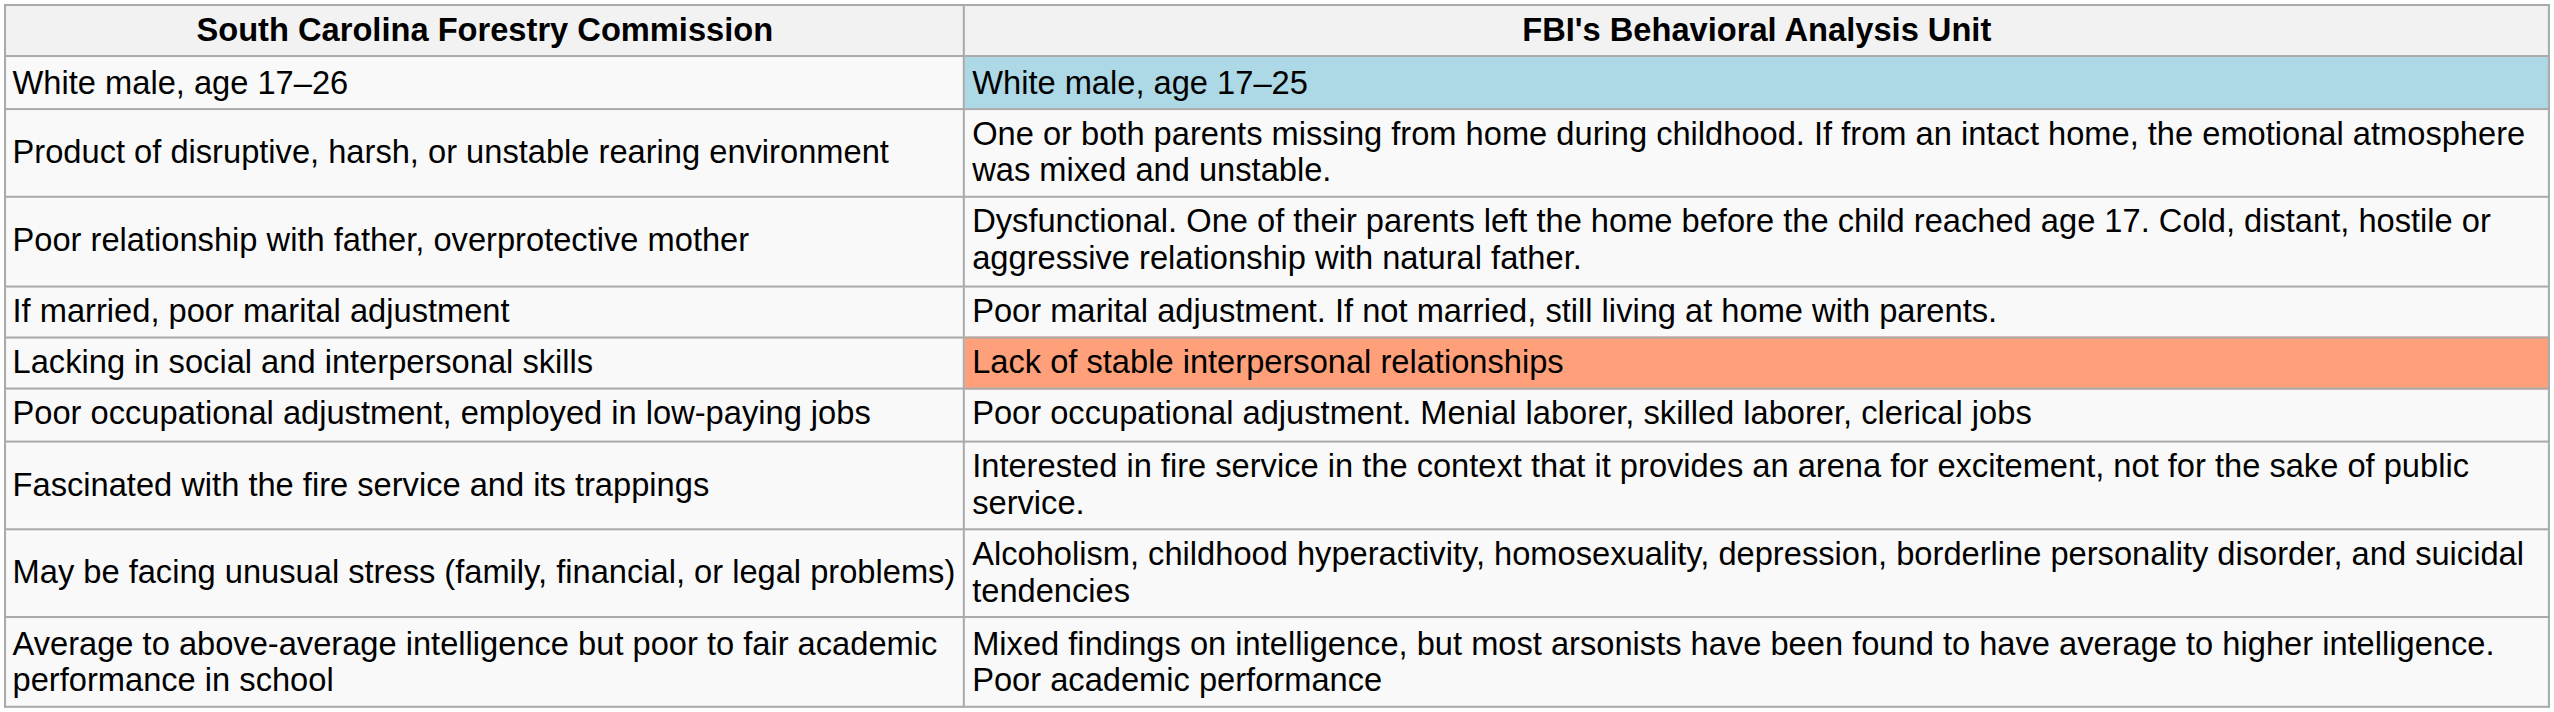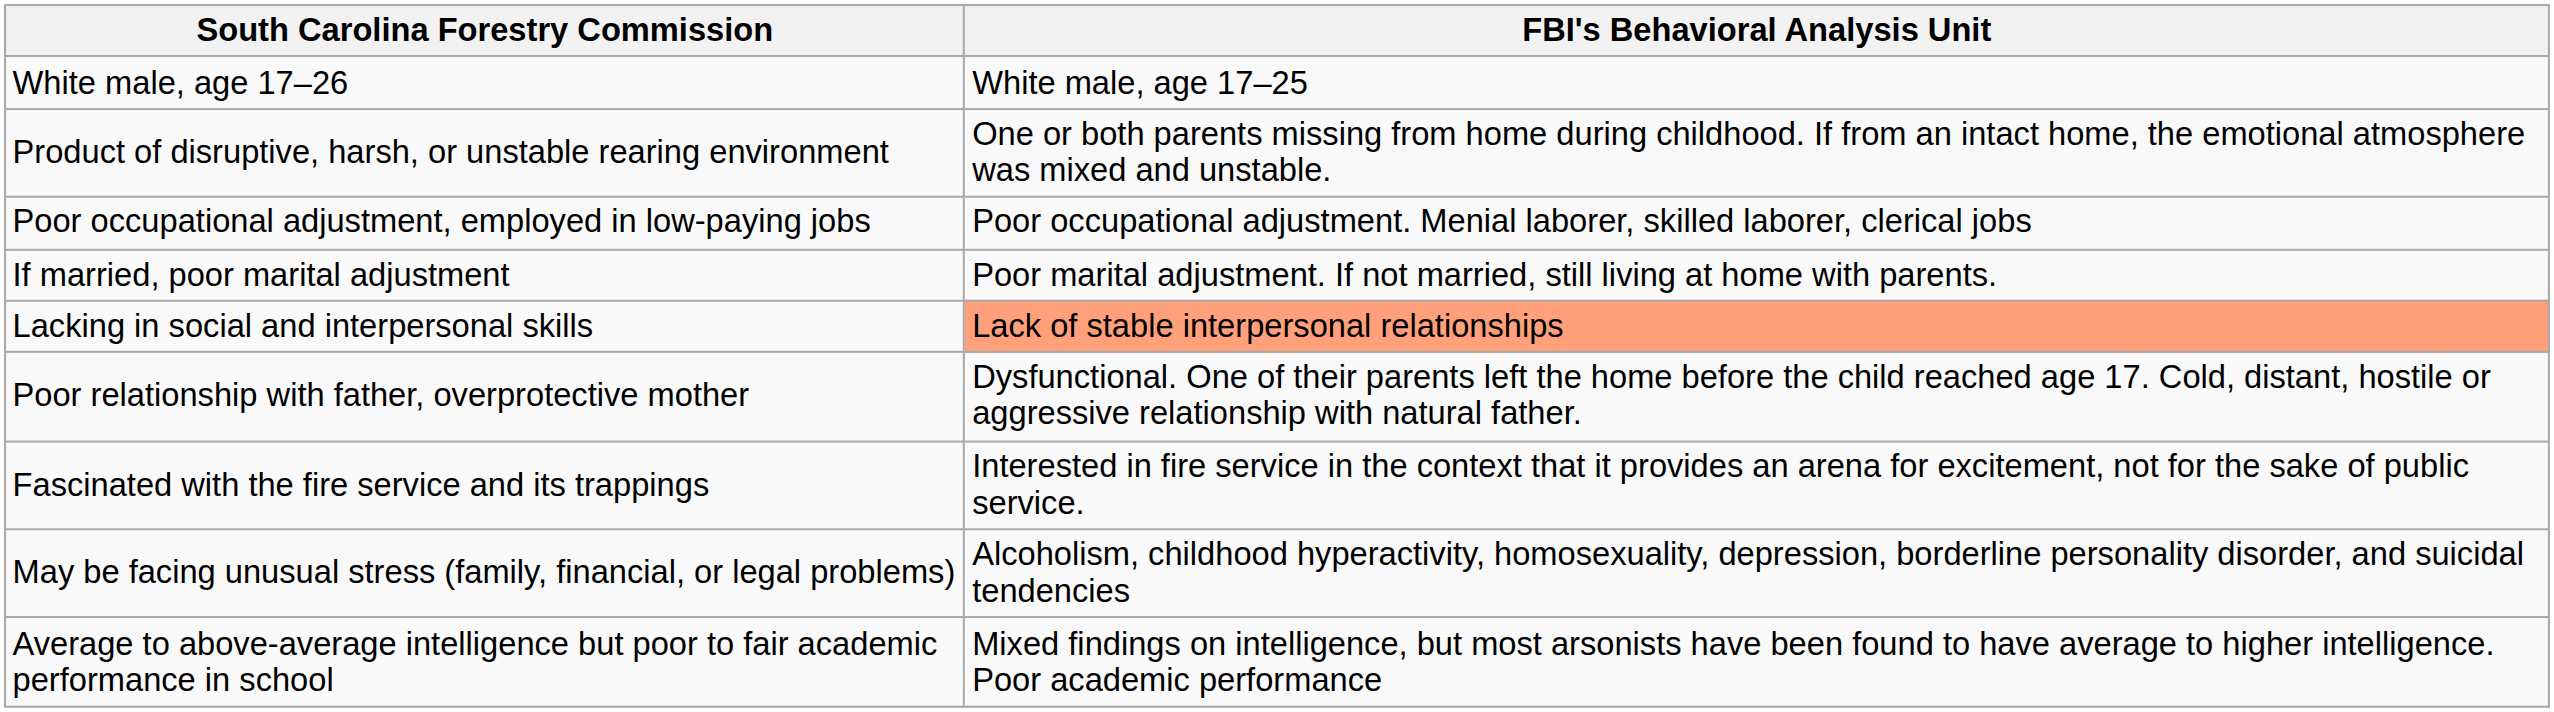(1140, 82) lightblue background -> (1140, 82) no background
rows swapped: (381, 240) <-> (442, 414)
